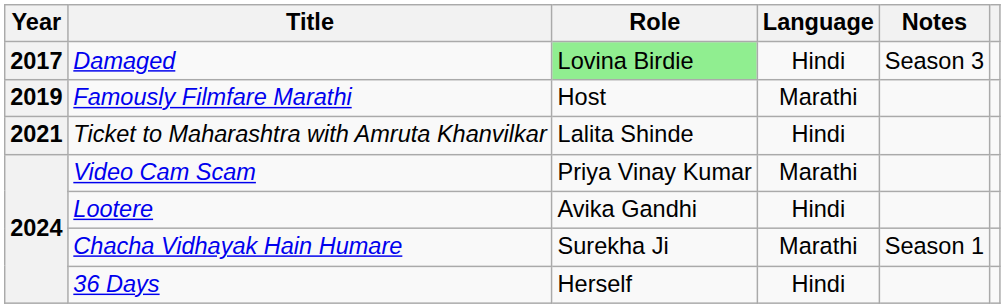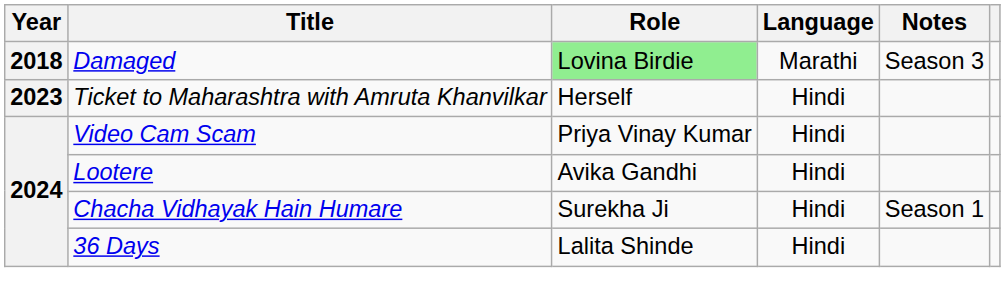(36, 60) 2017 -> (36, 60) 2018
(818, 60) Hindi -> (818, 60) Marathi
- row: (213, 97)
(36, 135) 2021 -> (36, 97) 2023
(626, 135) Lalita Shinde -> (595, 97) Herself
(818, 172) Marathi -> (818, 135) Hindi
(818, 246) Marathi -> (818, 209) Hindi
(595, 284) Herself -> (626, 246) Lalita Shinde
